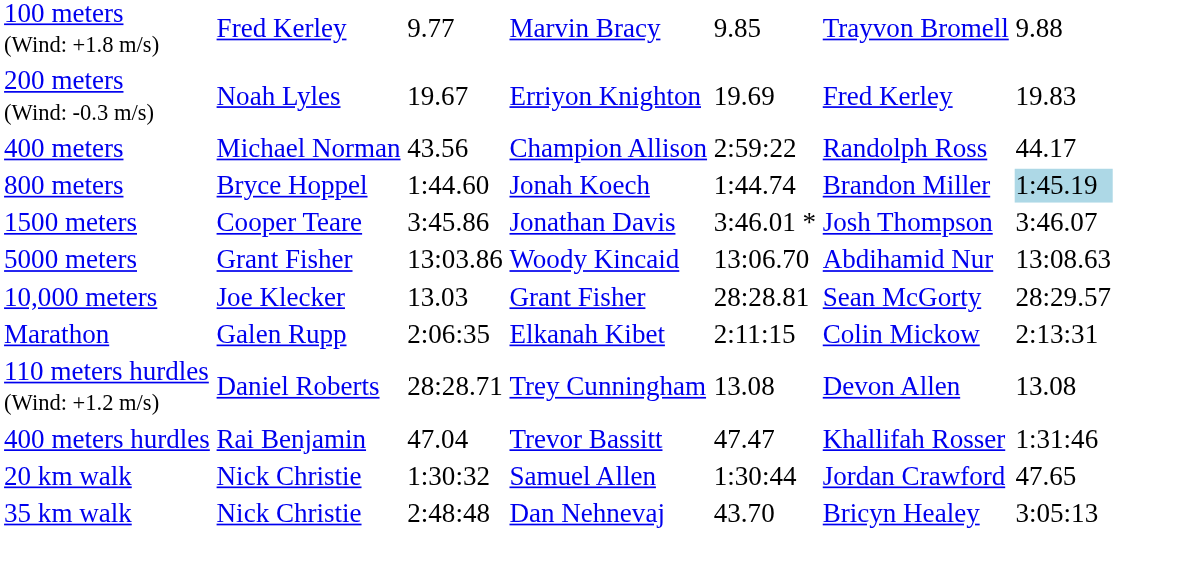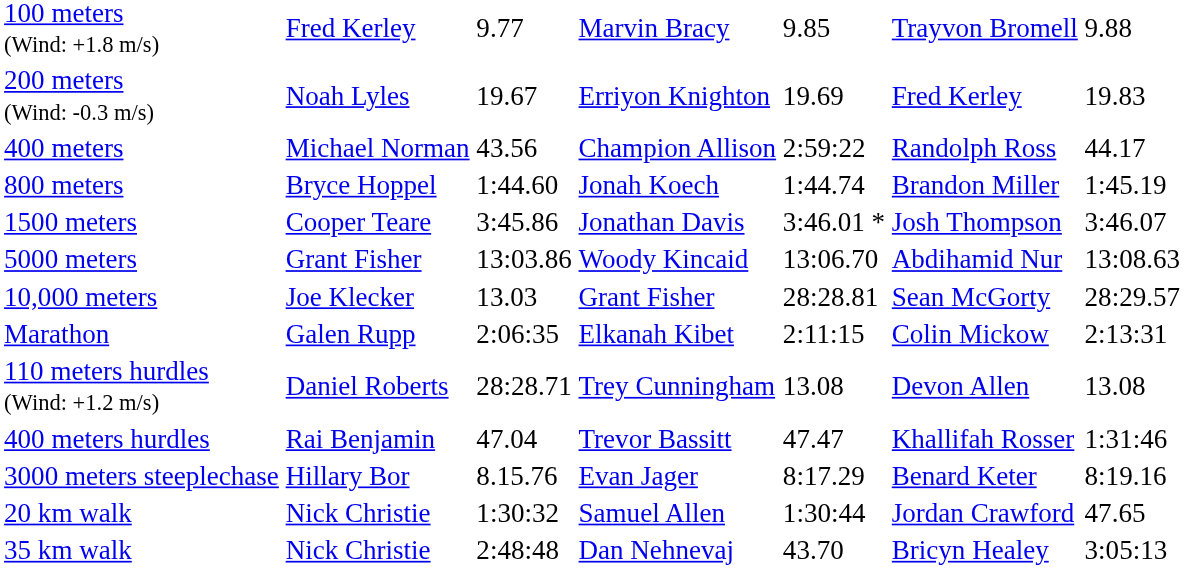(1056, 185) lightblue background -> (1126, 185) no background
+ row: (141, 475)
